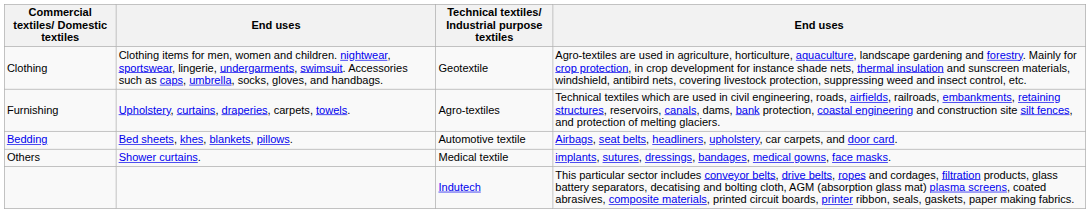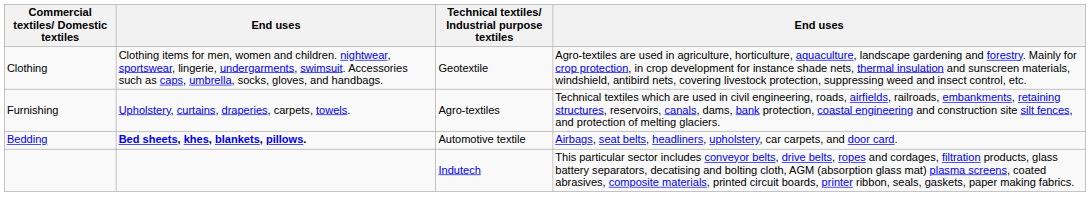(206, 140) normal -> (213, 140) bold
- row: (23, 157)
